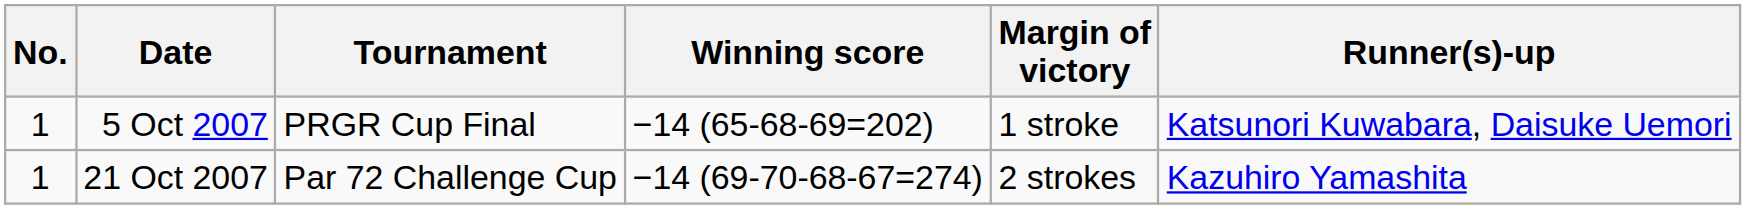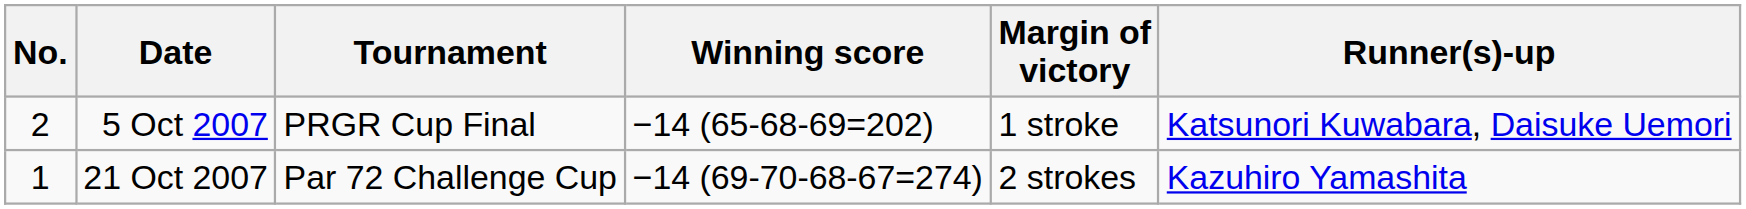(40, 124) 1 -> (40, 124) 2
